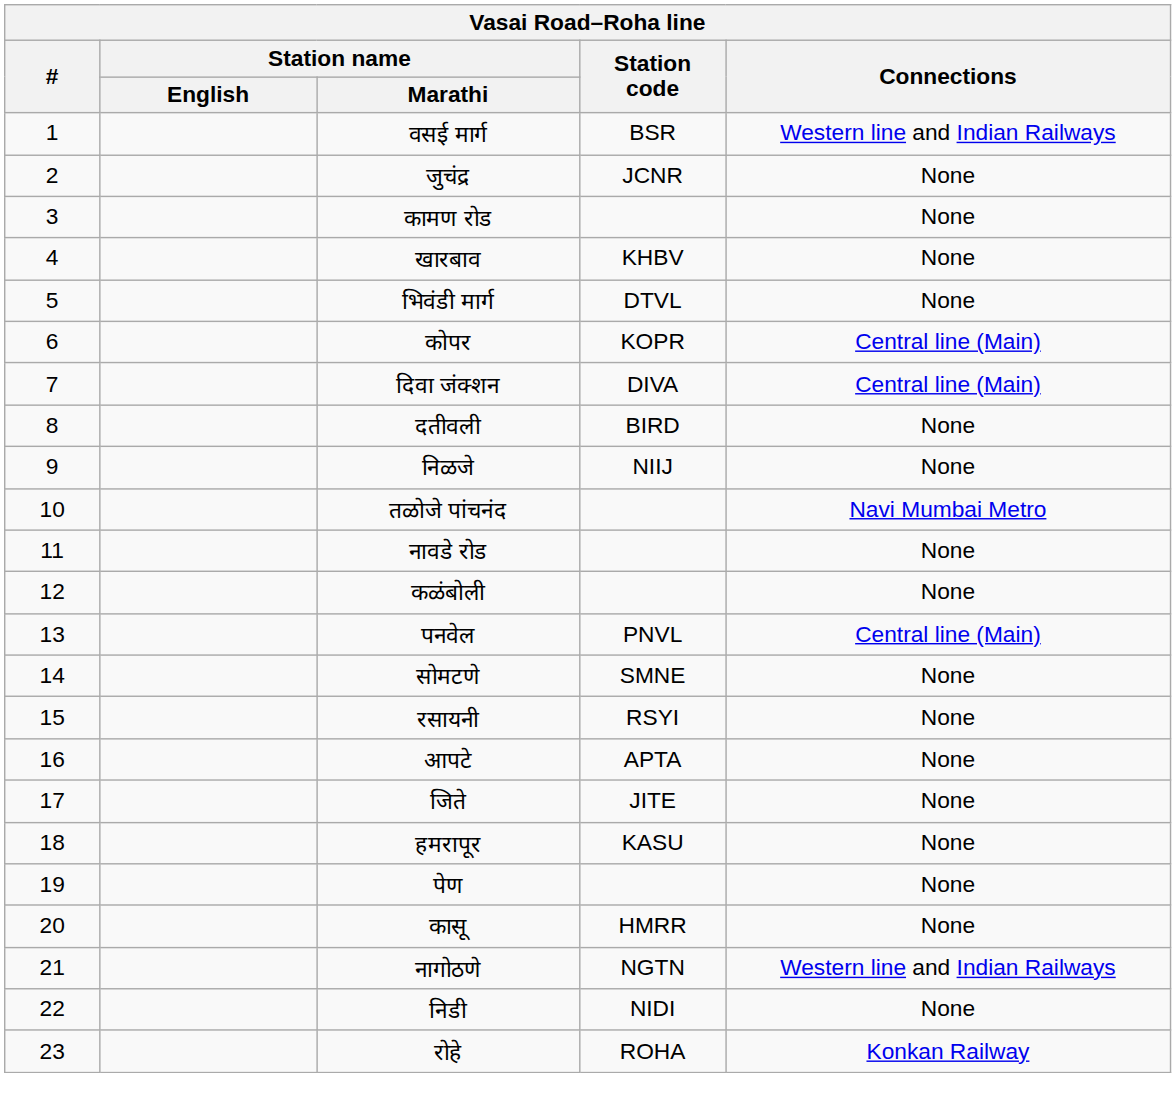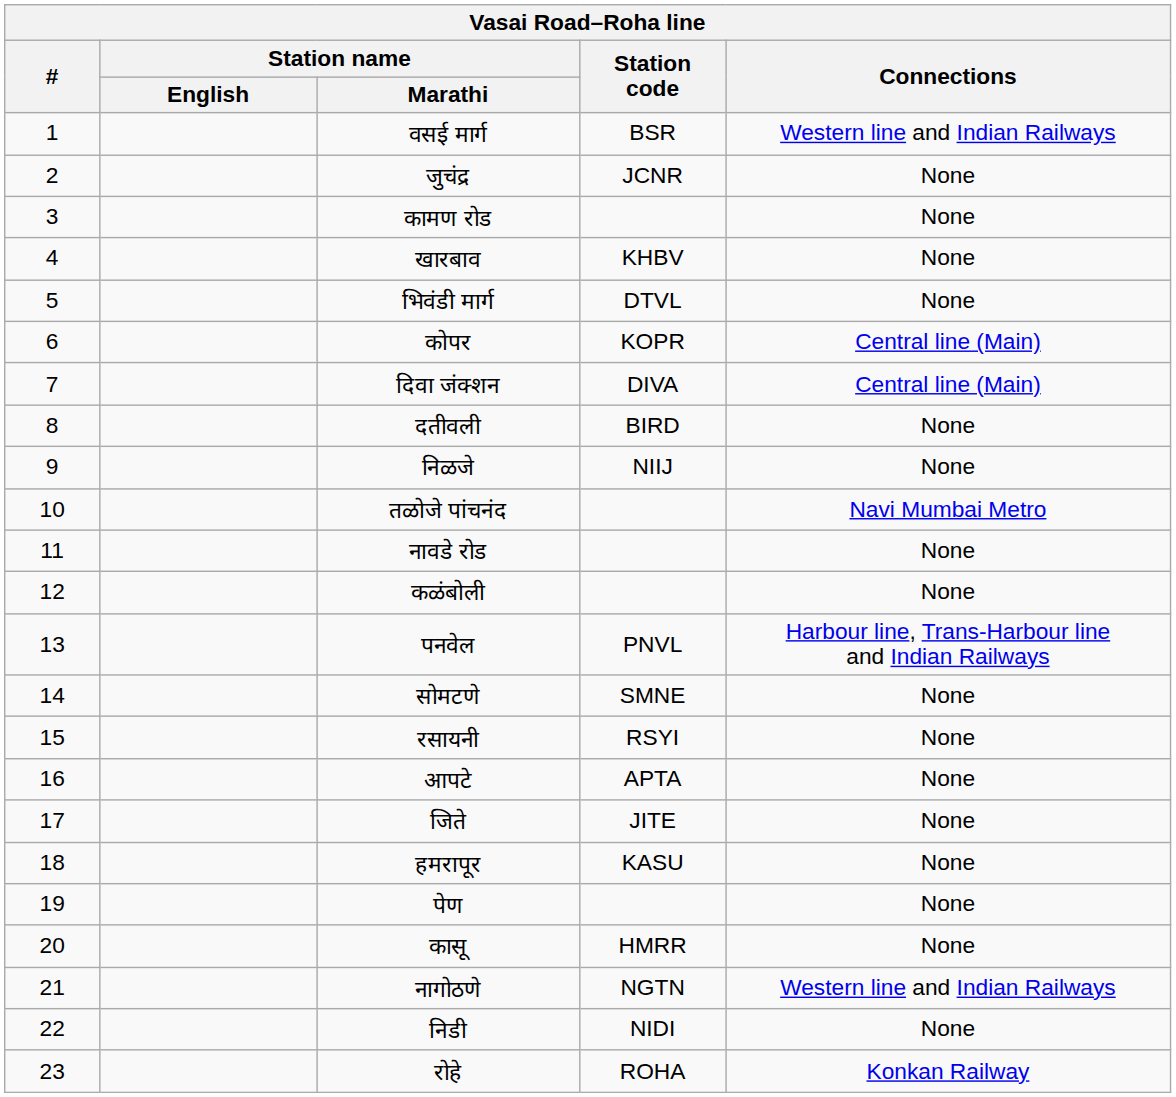(948, 634) Central line (Main) -> (948, 643) Harbour line, Trans-Harbour line and Indian Railways
